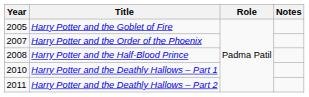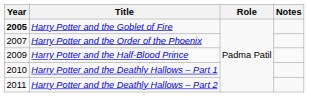(17, 27) normal -> (17, 27) bold
(17, 56) 2008 -> (17, 56) 2009
